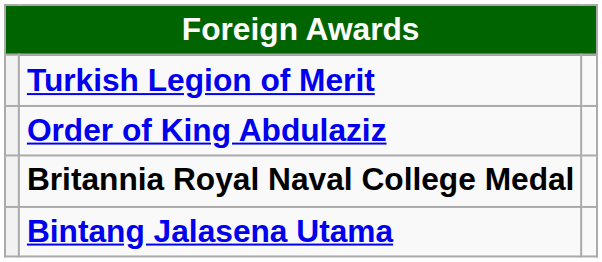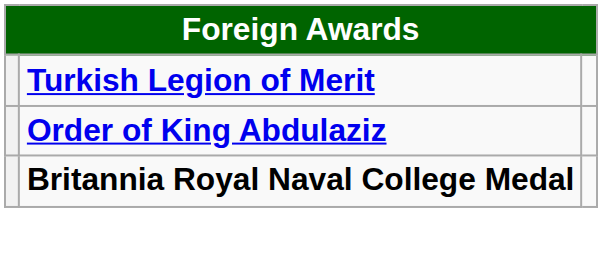- row: (210, 230)
